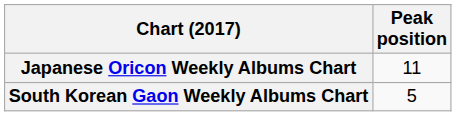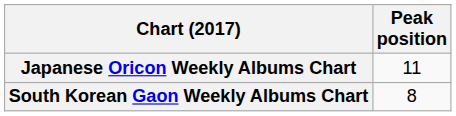(412, 96) 5 -> (412, 96) 8
